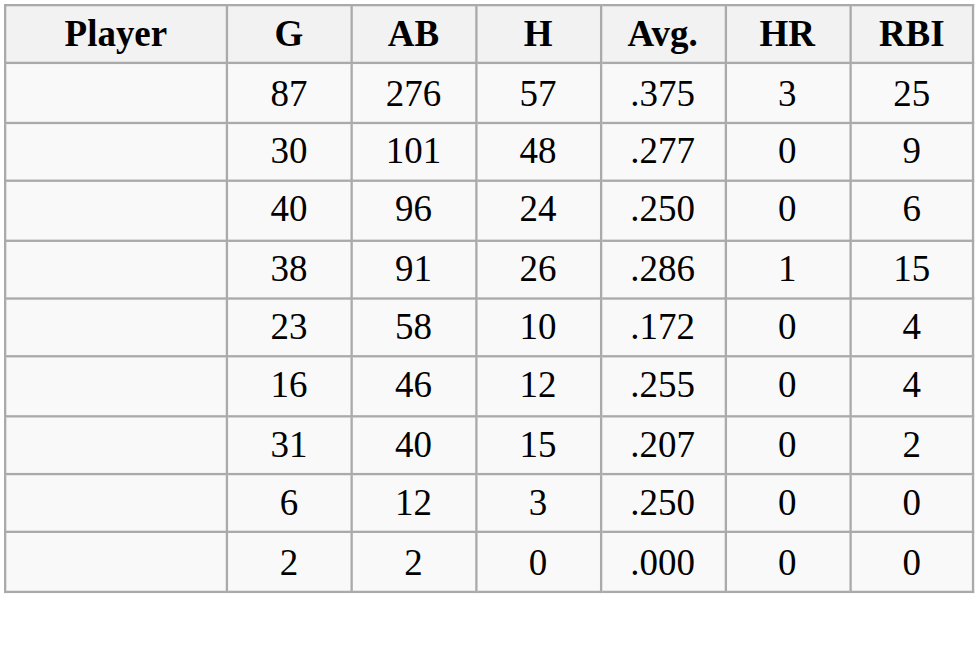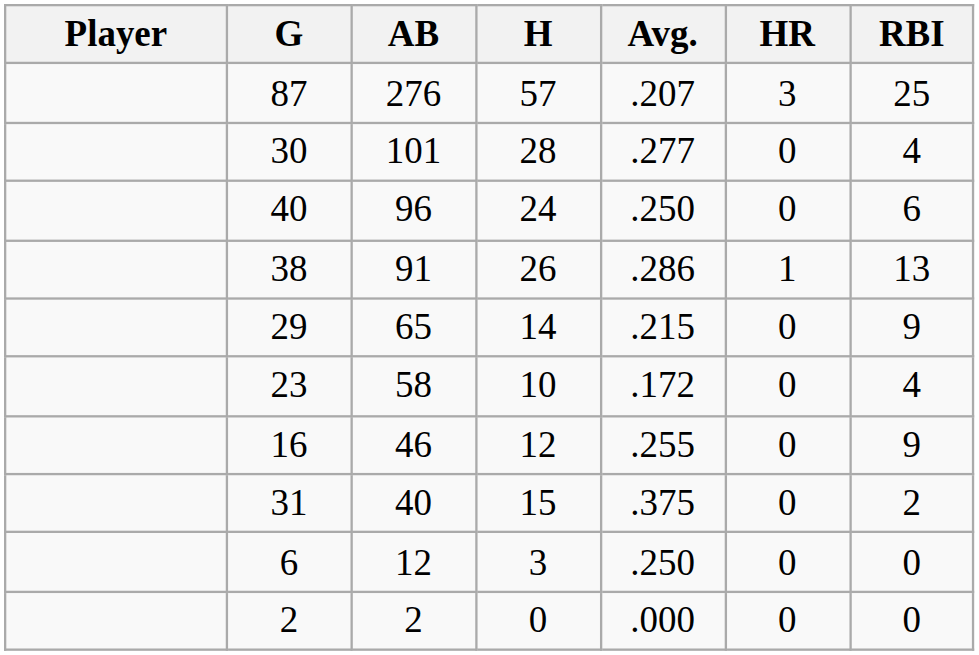(663, 92) .375 -> (663, 92) .207
(538, 151) 48 -> (538, 151) 28
(912, 151) 9 -> (912, 151) 4
(912, 268) 15 -> (912, 268) 13
+ row: (289, 326)
(912, 385) 4 -> (912, 444) 9
(663, 444) .207 -> (663, 502) .375
